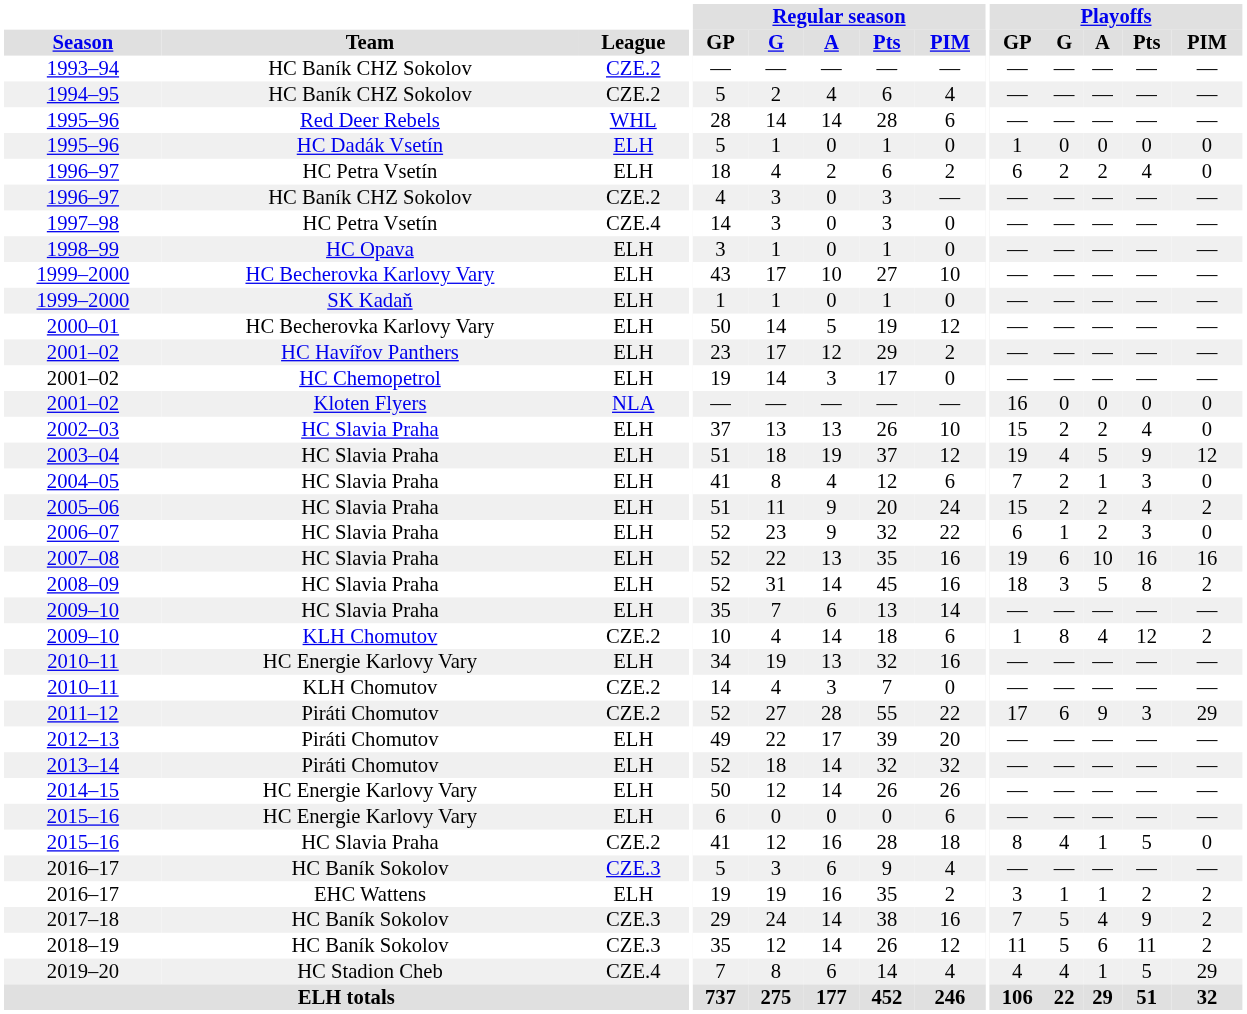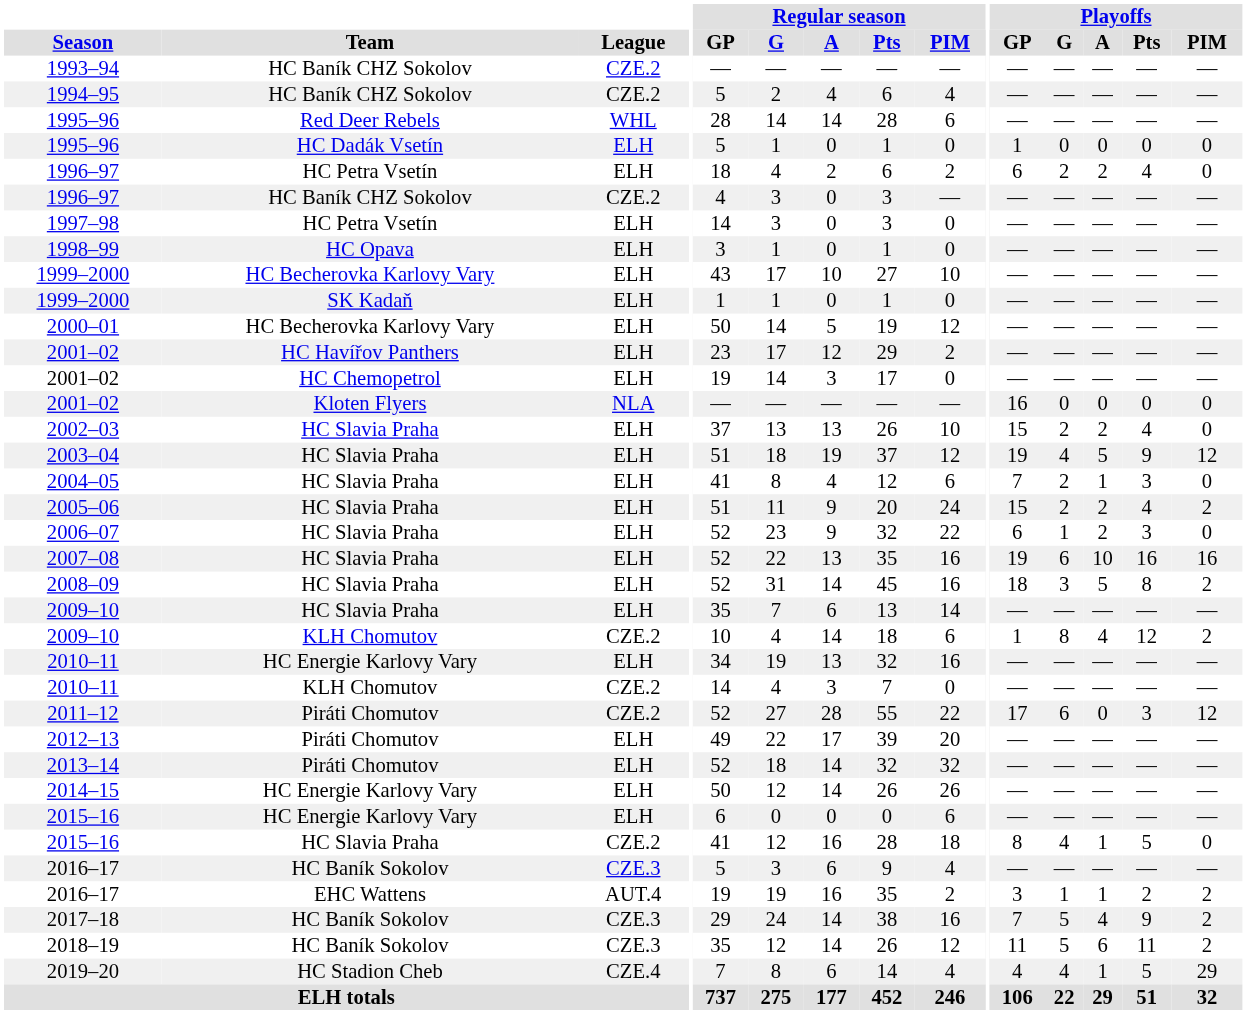(633, 223) CZE.4 -> (633, 223) ELH
(1103, 713) 9 -> (1103, 713) 0
(1207, 713) 29 -> (1207, 713) 12
(633, 893) ELH -> (633, 893) AUT.4
